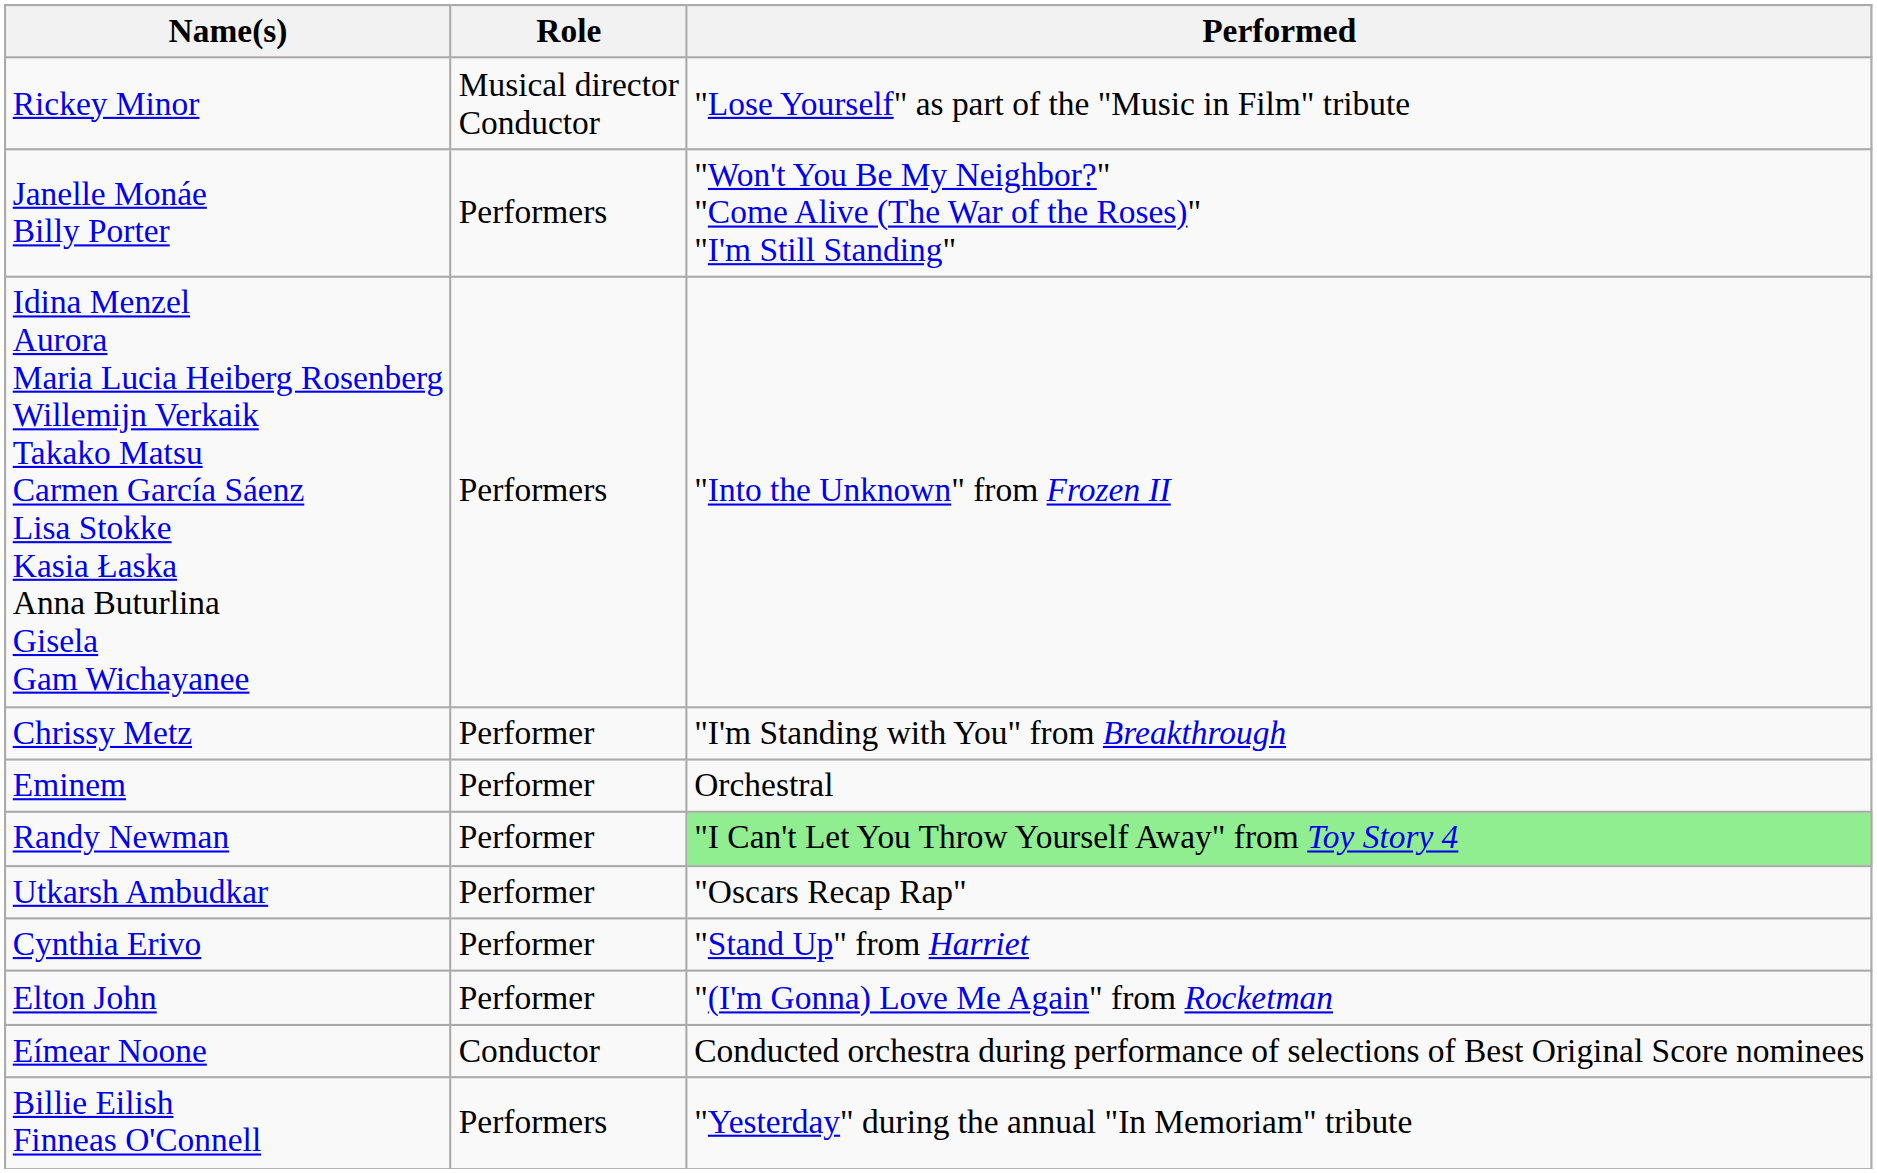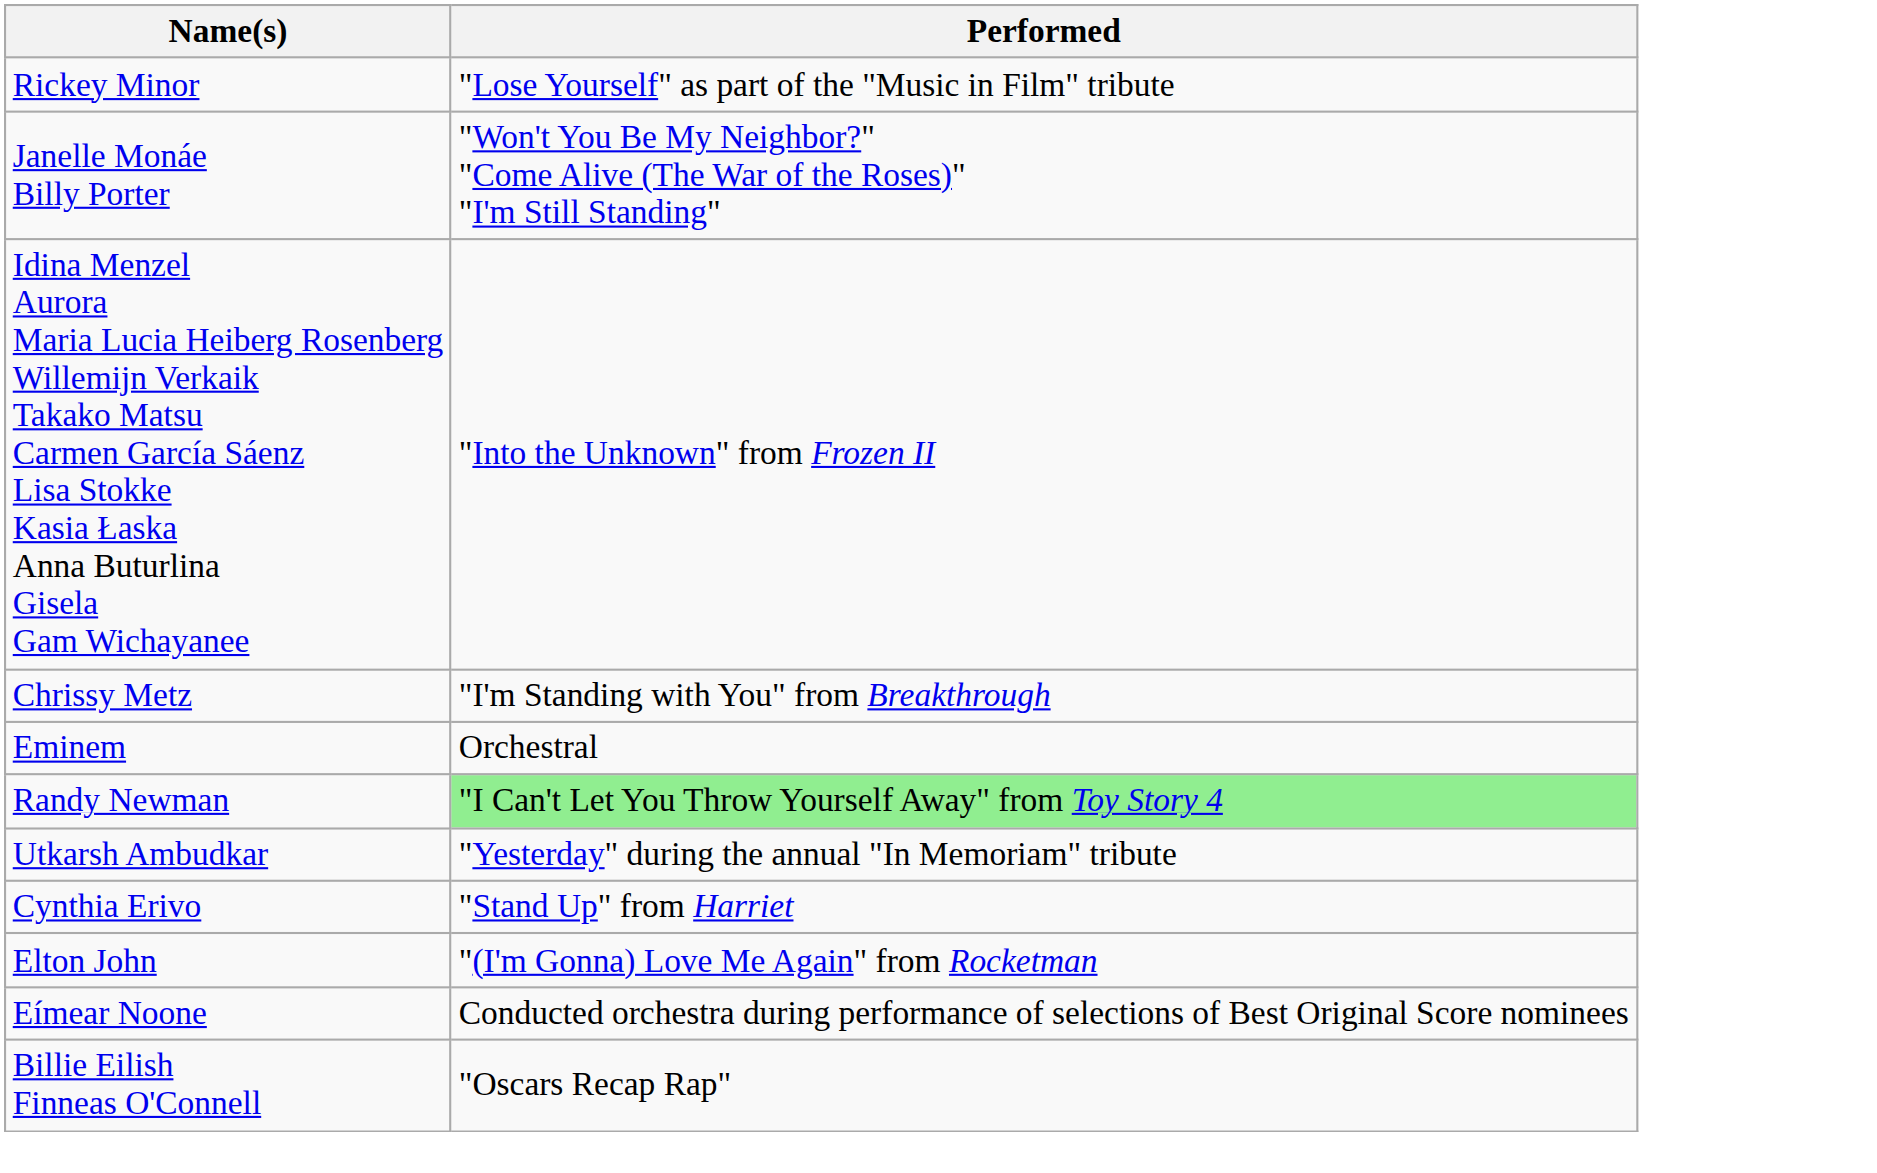- column: (569, 31)
(830, 891) "Oscars Recap Rap" -> (818, 853) "Yesterday" during the annual "In Memoriam" tribute
(1053, 1122) "Yesterday" during the annual "In Memoriam" tribute -> (595, 1084) "Oscars Recap Rap"
